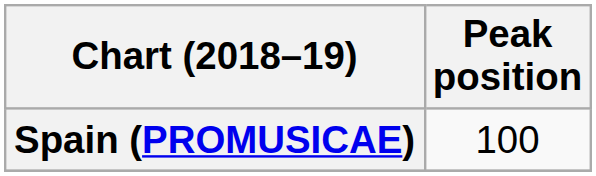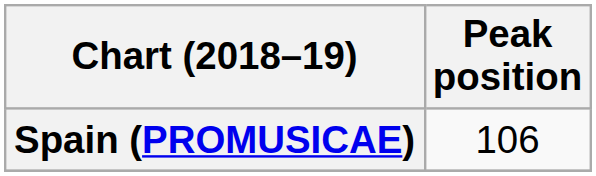(507, 139) 100 -> (507, 139) 106
